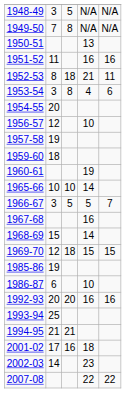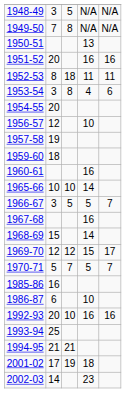(54, 60) 11 -> (54, 60) 20
(88, 76) 21 -> (88, 76) 11
(88, 172) 19 -> (88, 172) 16
(70, 252) 18 -> (70, 252) 12
(110, 252) 15 -> (110, 252) 17
+ row: (25, 268)
(54, 268) 19 -> (54, 284) 16
(70, 300) 20 -> (70, 316) 10
(70, 348) 16 -> (70, 364) 19
- row: (25, 380)
